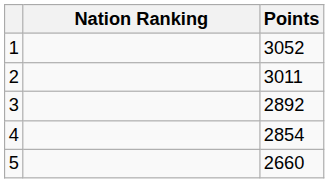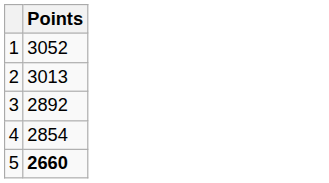- column: (141, 18)
(283, 76) 3011 -> (48, 76) 3013
(284, 163) normal -> (48, 163) bold
